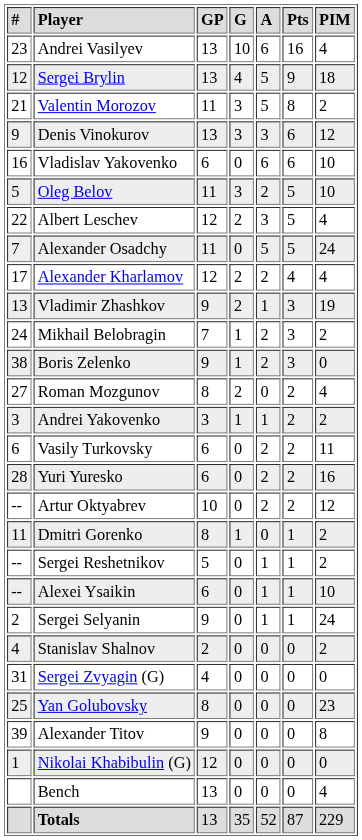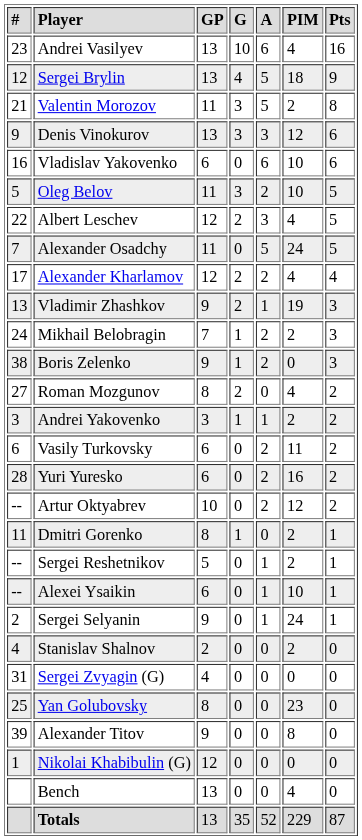columns swapped: (298, 20) <-> (335, 20)
